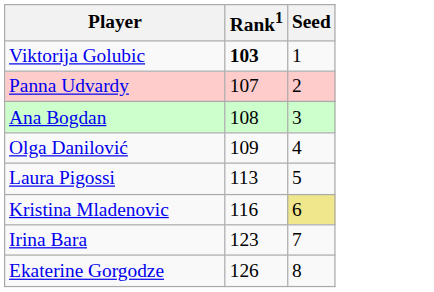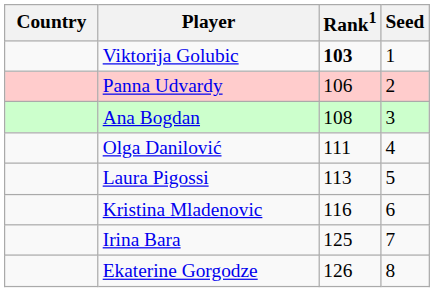+ column: (51, 22)
(244, 86) 107 -> (338, 86) 106
(244, 147) 109 -> (337, 147) 111
(297, 209) khaki background -> (390, 209) no background
(244, 240) 123 -> (338, 240) 125
